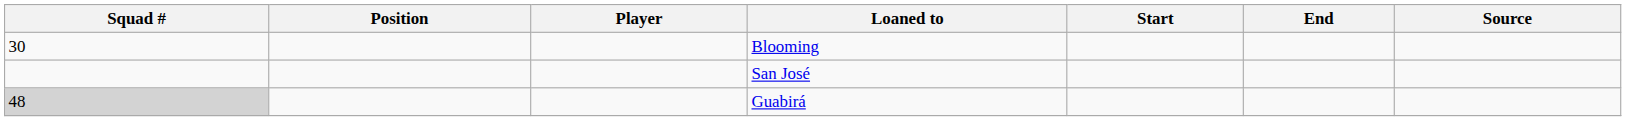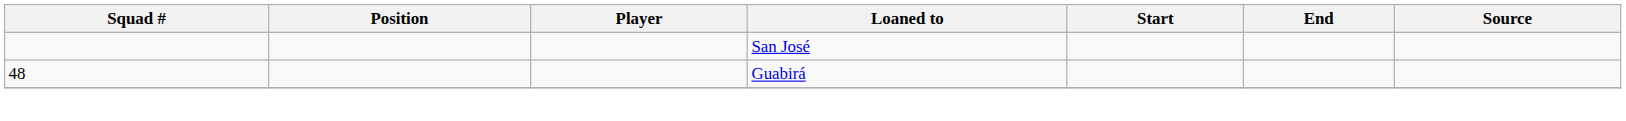- row: (785, 46)
(17, 102) lightgrey background -> (17, 74) no background
